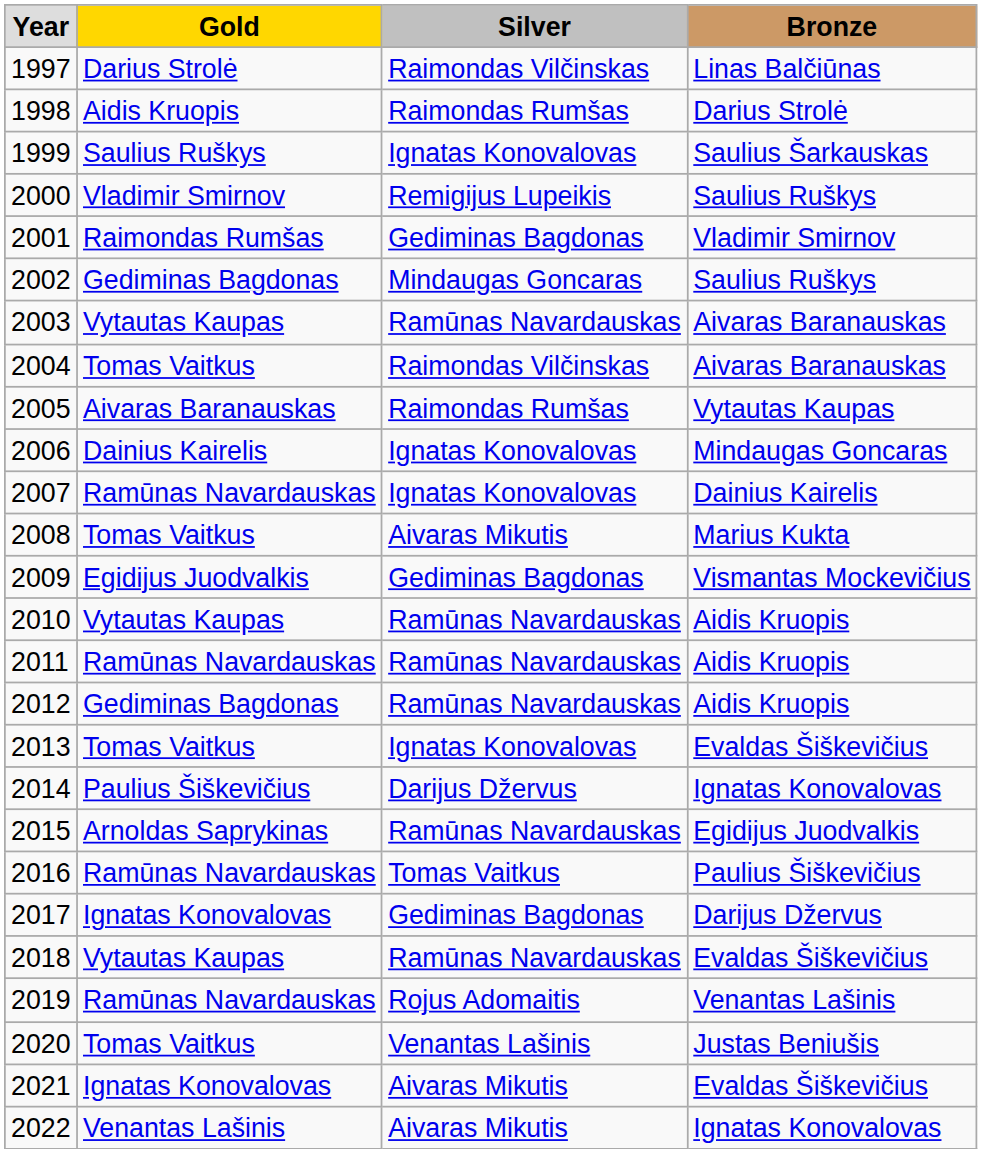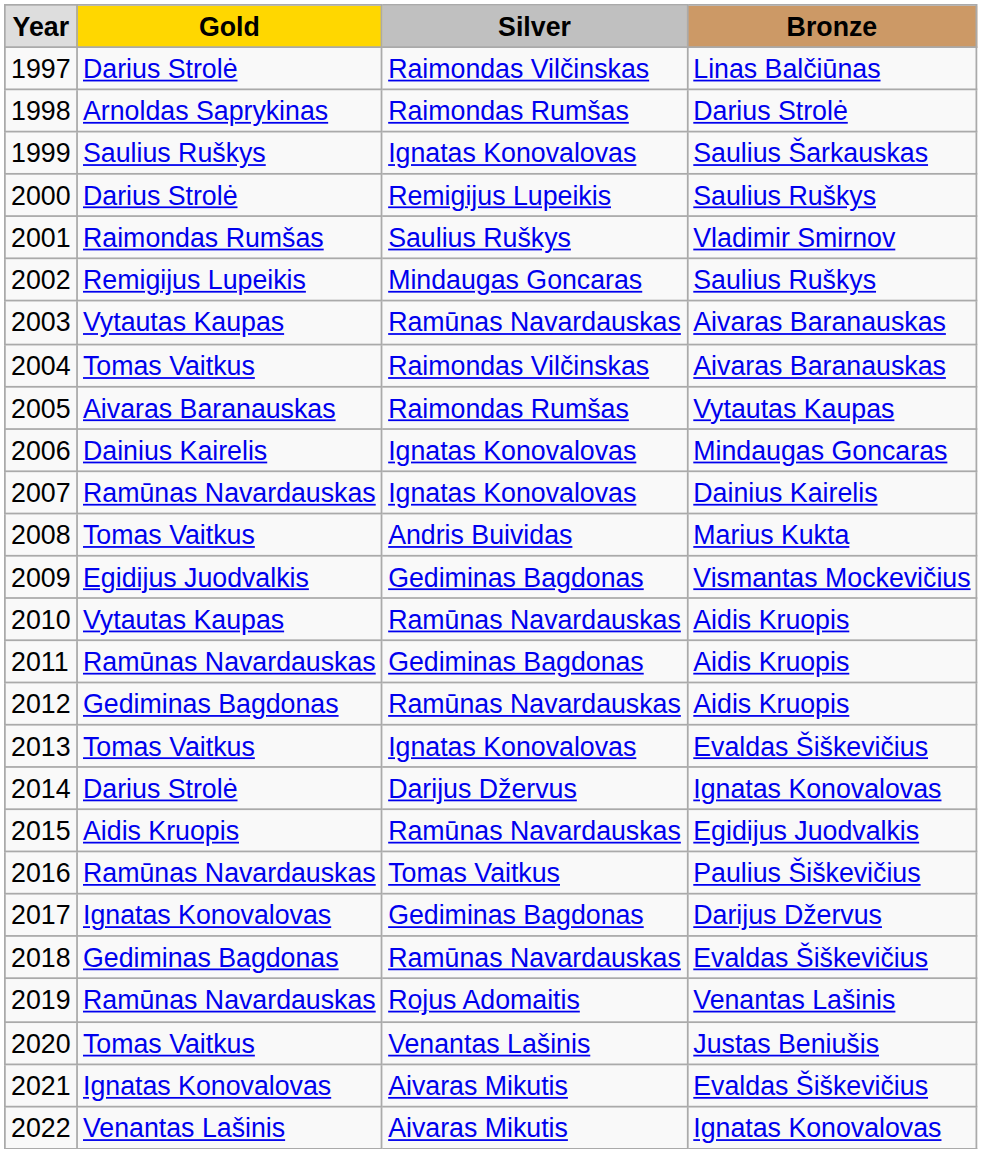(161, 111) Aidis Kruopis -> (206, 111) Arnoldas Saprykinas
(184, 196) Vladimir Smirnov -> (160, 196) Darius Strolė
(516, 238) Gediminas Bagdonas -> (480, 238) Saulius Ruškys
(211, 280) Gediminas Bagdonas -> (194, 280) Remigijus Lupeikis
(478, 534) Aivaras Mikutis -> (480, 534) Andris Buividas
(535, 661) Ramūnas Navardauskas -> (516, 661) Gediminas Bagdonas
(197, 789) Paulius Šiškevičius -> (160, 789) Darius Strolė
(206, 831) Arnoldas Saprykinas -> (161, 831) Aidis Kruopis
(184, 958) Vytautas Kaupas -> (211, 958) Gediminas Bagdonas
